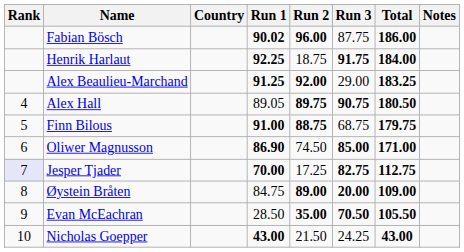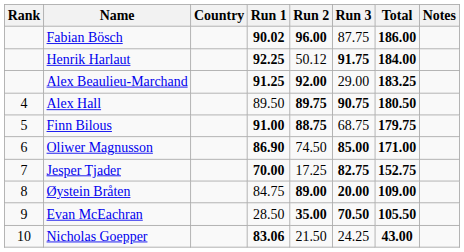(311, 59) 18.75 -> (311, 59) 50.12
(269, 103) 89.05 -> (269, 103) 89.50
(24, 170) lavender background -> (24, 170) no background
(397, 170) 112.75 -> (397, 170) 152.75
(269, 236) 43.00 -> (269, 236) 83.06
